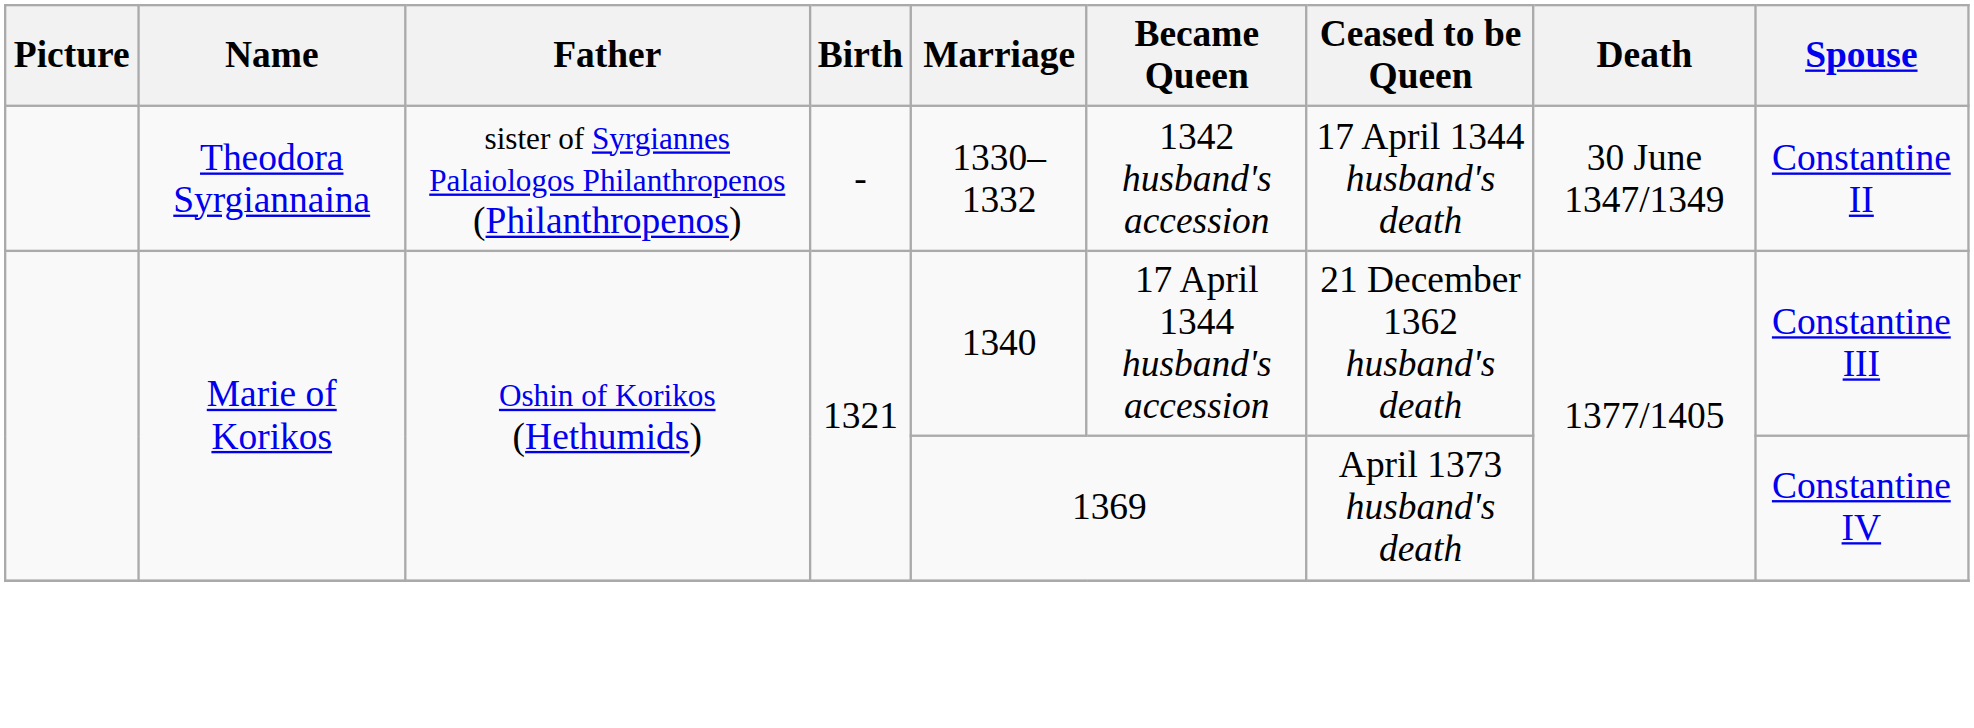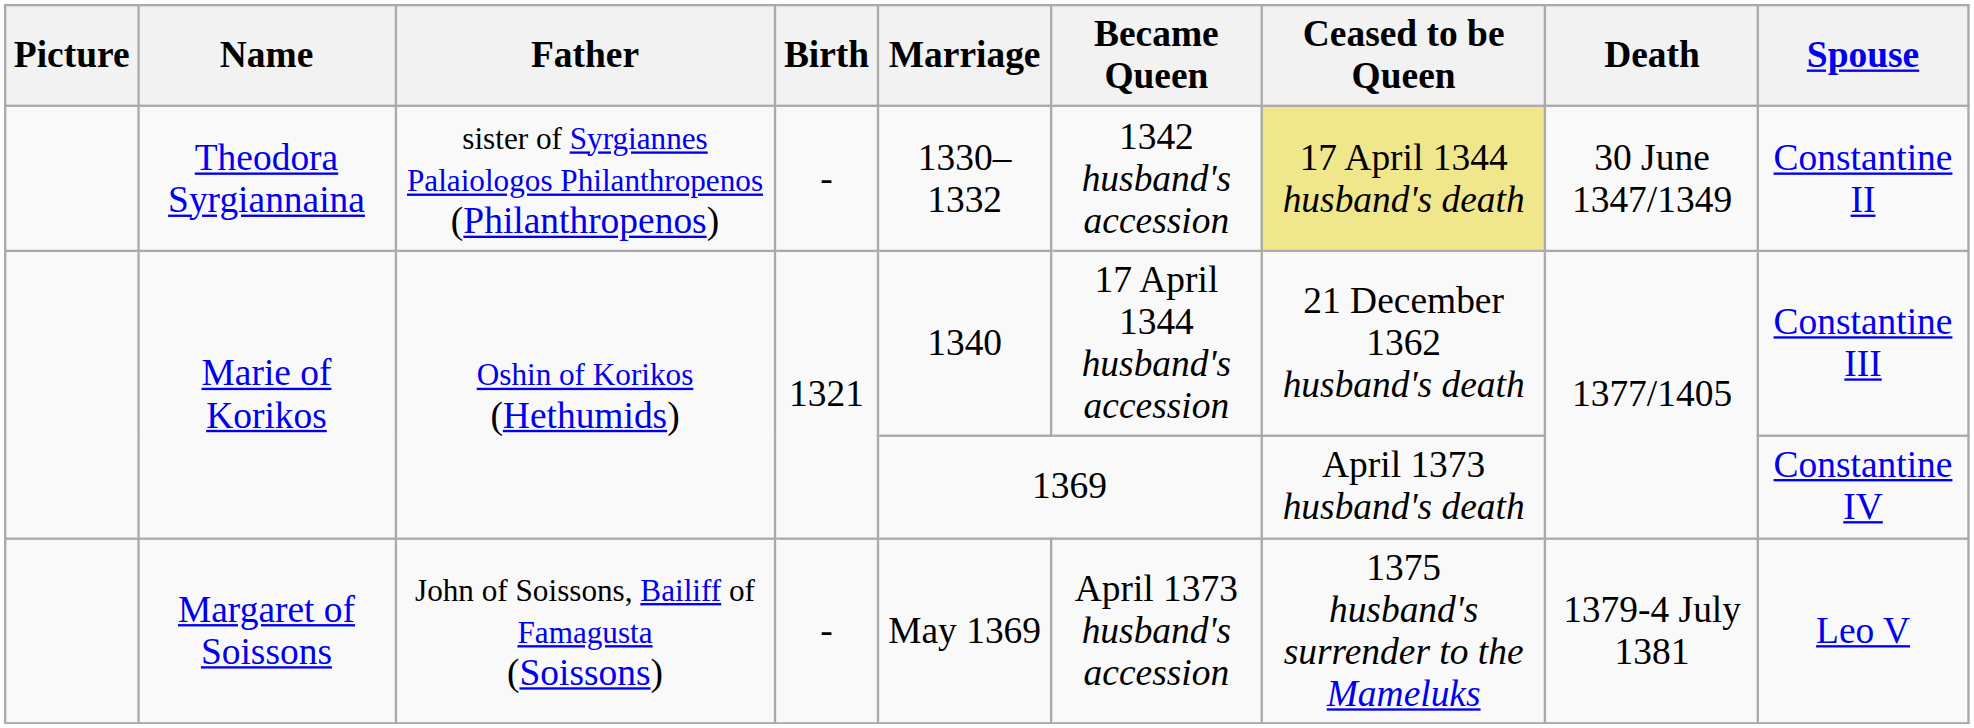(1421, 177) no background -> (1404, 177) khaki background
+ row: (267, 629)
